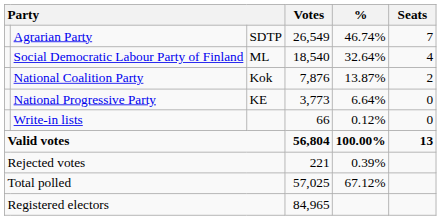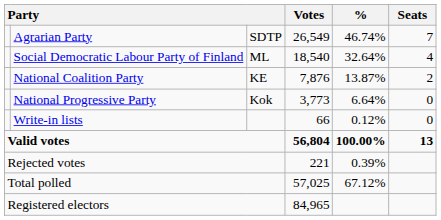(261, 78) Kok -> (258, 78) KE
(258, 99) KE -> (261, 99) Kok
